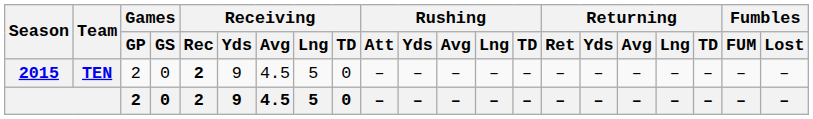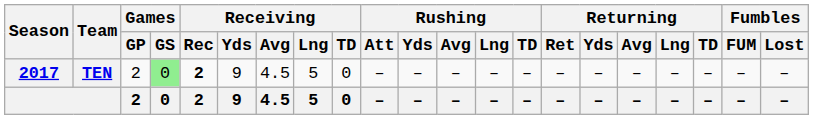(39, 73) 2015 -> (39, 73) 2017
(165, 73) no background -> (165, 73) lightgreen background
